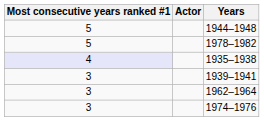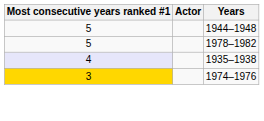- row: (231, 76)
- row: (231, 92)
(88, 108) no background -> (88, 76) gold background
